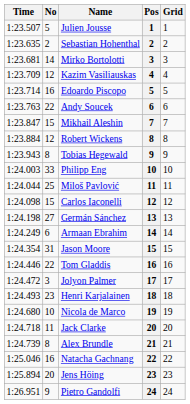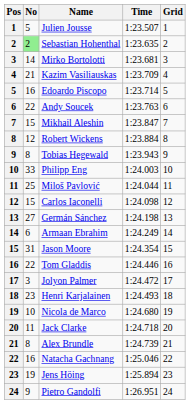columns swapped: (151, 12) <-> (23, 12)
(47, 44) no background -> (28, 44) lightgreen background
(50, 75) 12 -> (30, 75) 21
(50, 375) 20 -> (30, 375) 19
